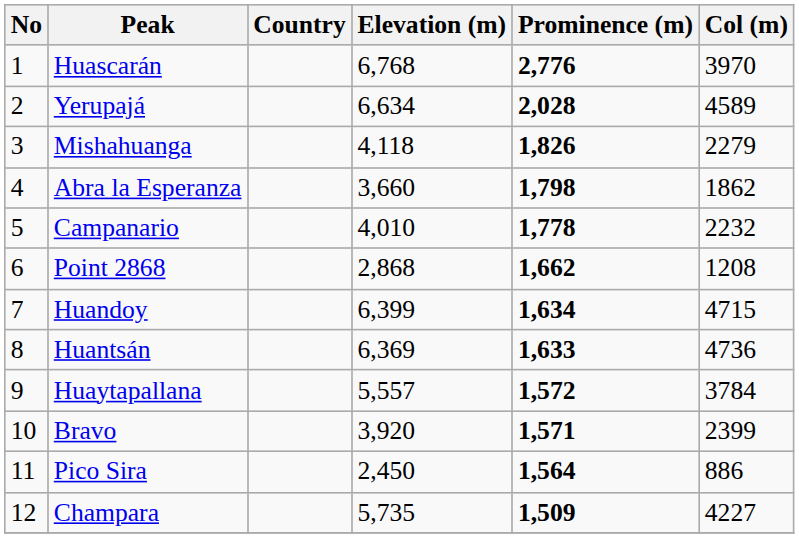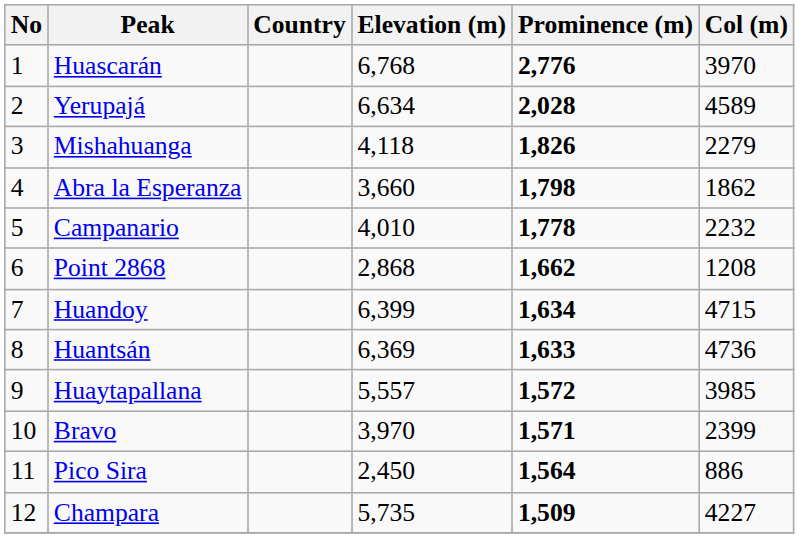(730, 390) 3784 -> (730, 390) 3985
(386, 430) 3,920 -> (386, 430) 3,970
